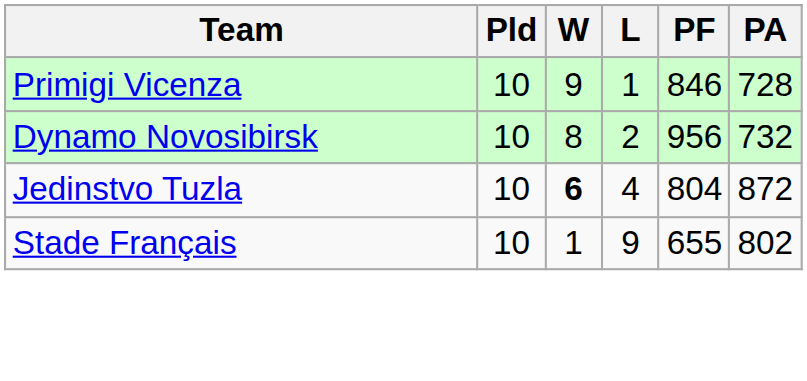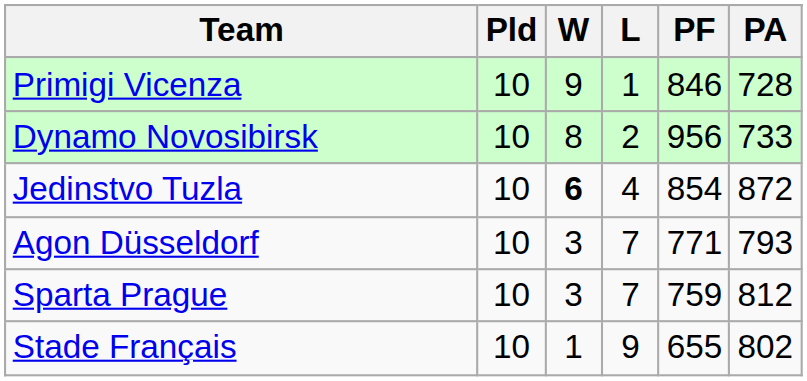(765, 136) 732 -> (765, 136) 733
(694, 189) 804 -> (694, 189) 854
+ row: (136, 242)
+ row: (120, 294)
